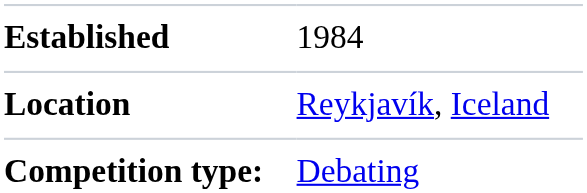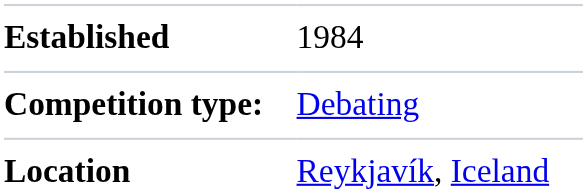rows swapped: (134, 170) <-> (67, 104)
